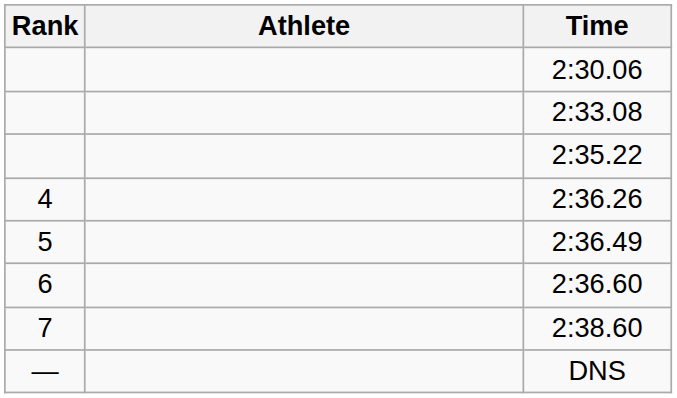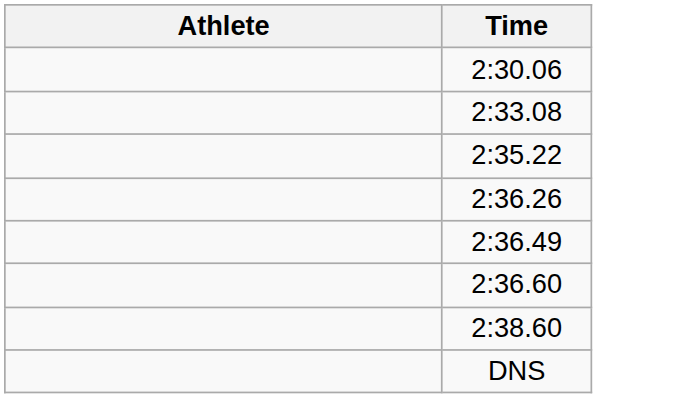- column: (45, 26)
